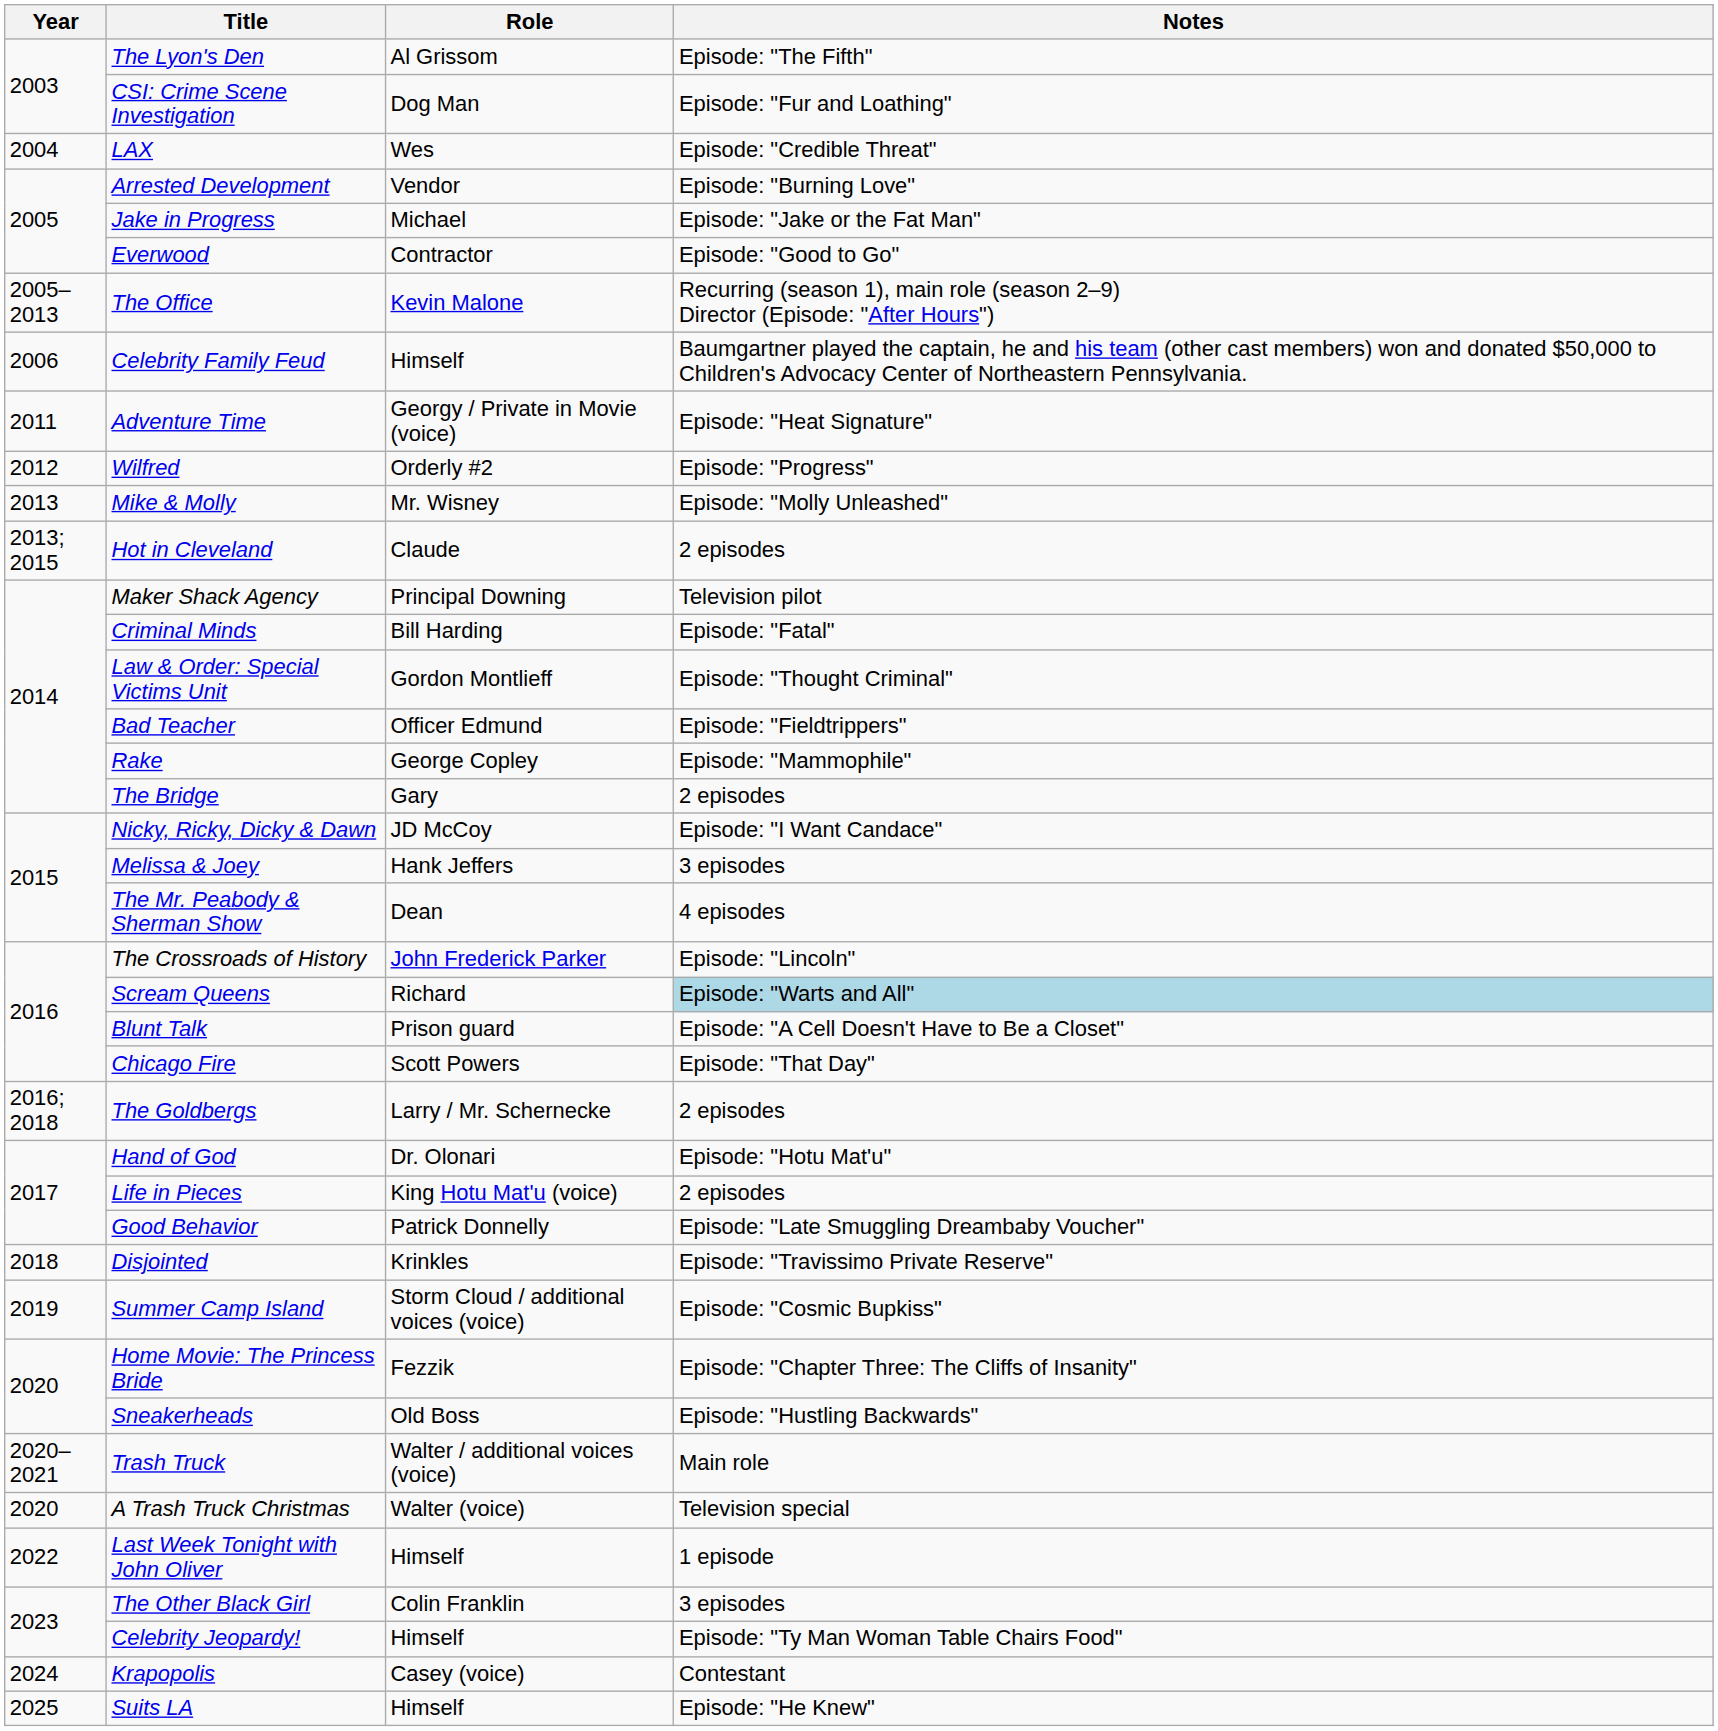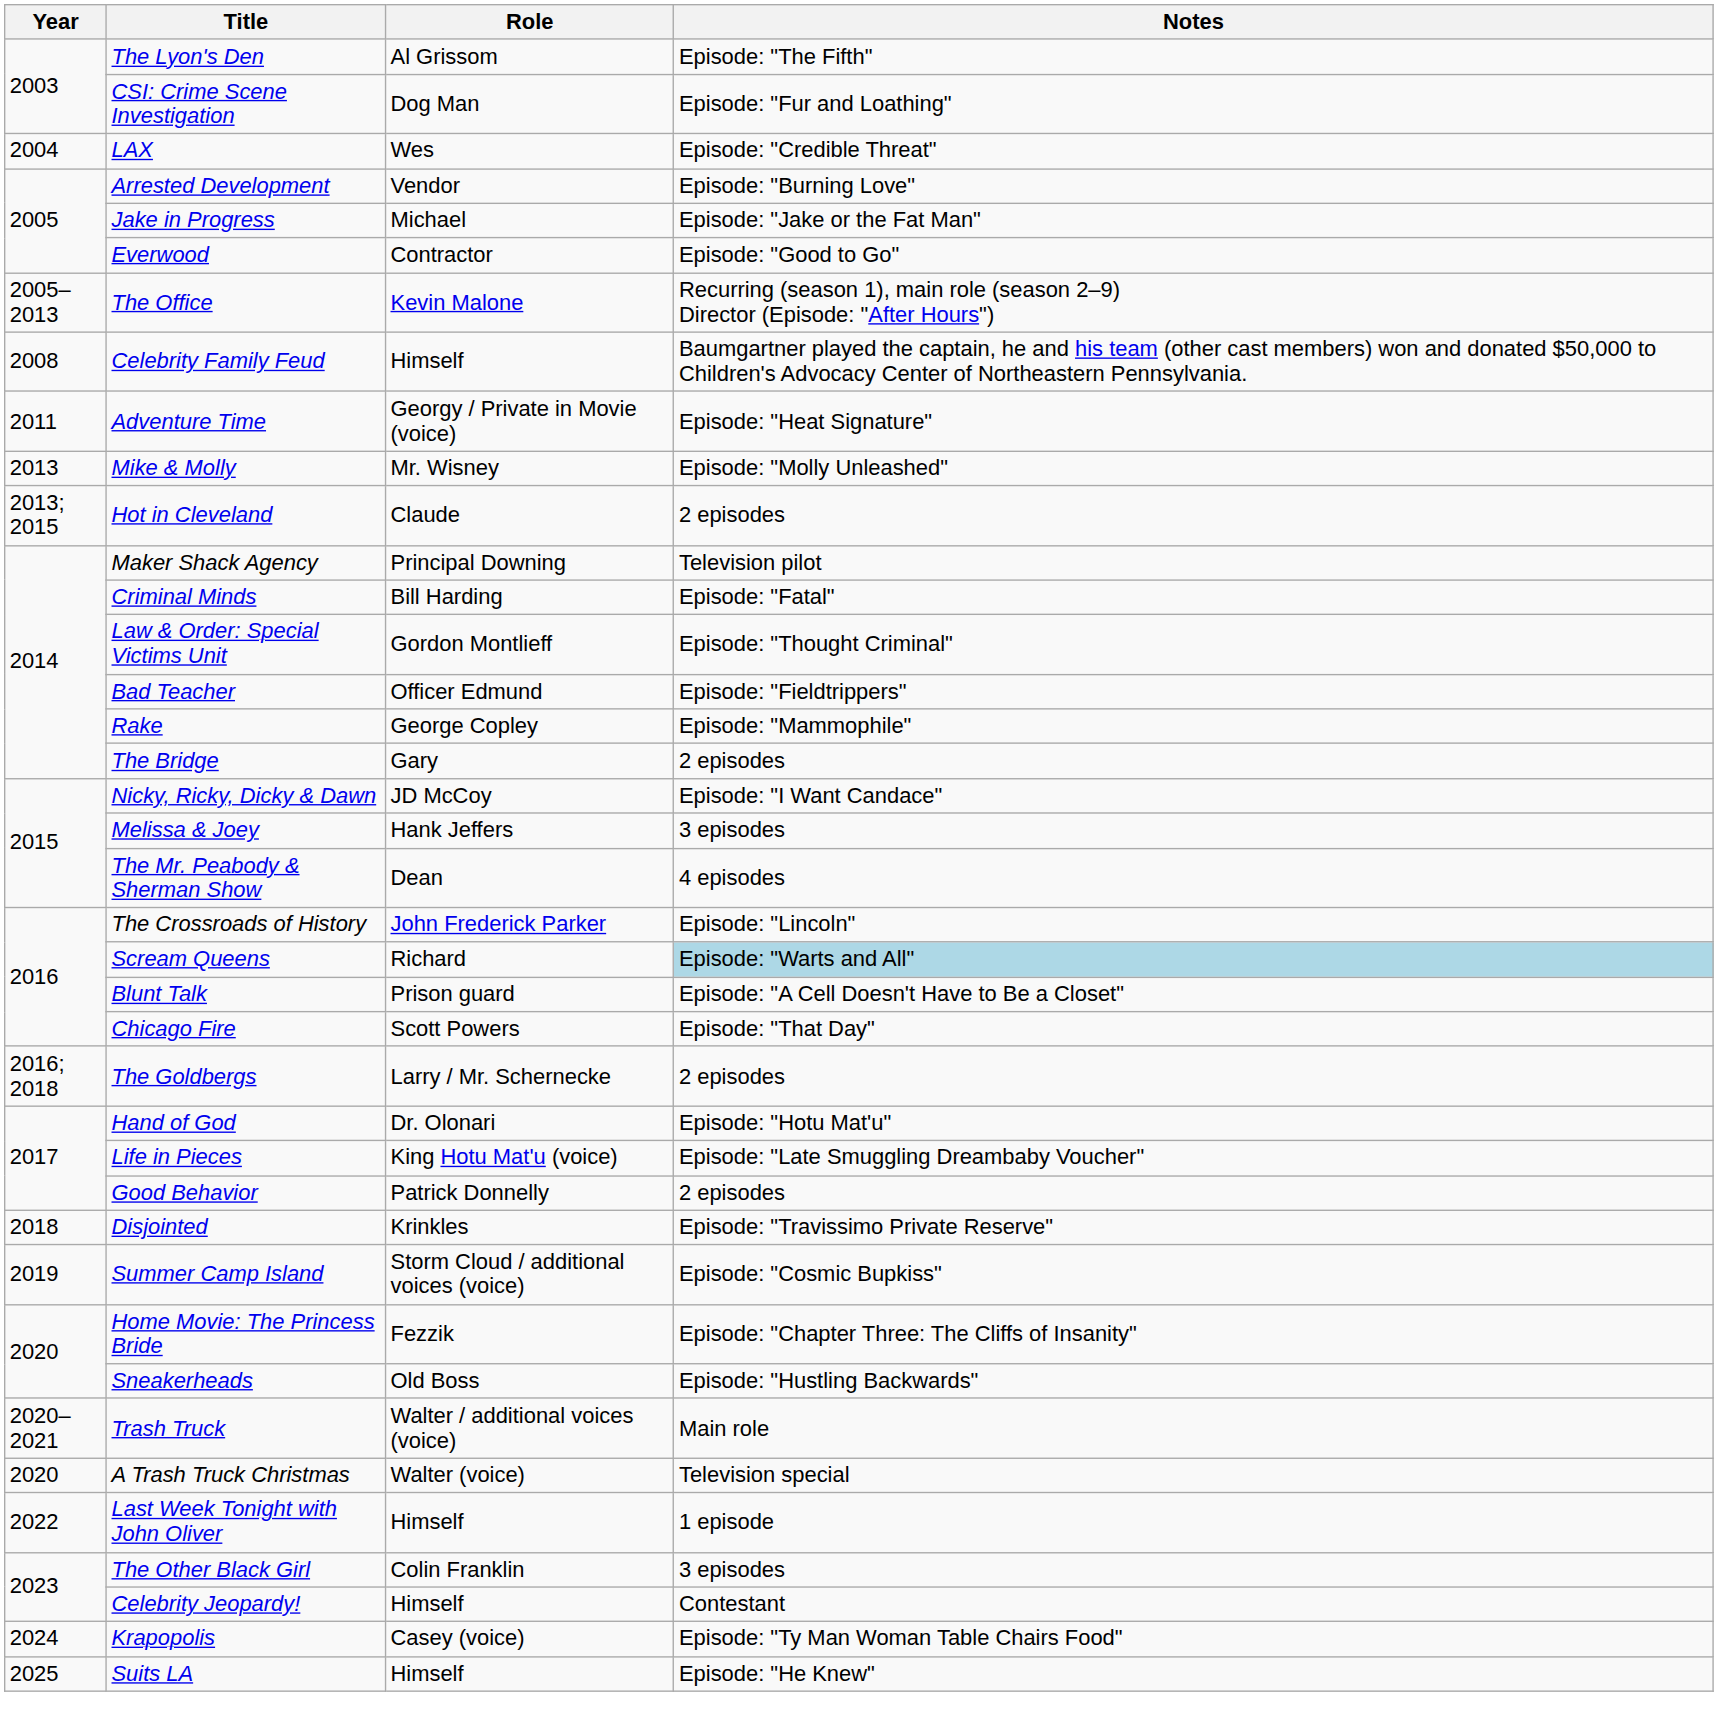(34, 361) 2006 -> (34, 361) 2008
- row: (146, 468)
(732, 1192) 2 episodes -> (912, 1157) Episode: "Late Smuggling Dreambaby Voucher"
(912, 1227) Episode: "Late Smuggling Dreambaby Voucher" -> (732, 1192) 2 episodes
(901, 1638) Episode: "Ty Man Woman Table Chairs Food" -> (732, 1604) Contestant
(732, 1673) Contestant -> (901, 1638) Episode: "Ty Man Woman Table Chairs Food"
